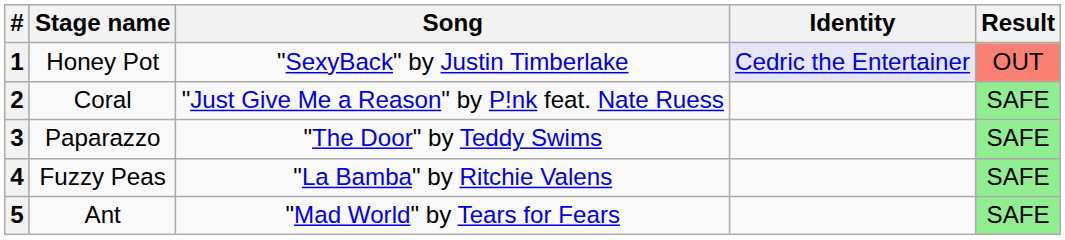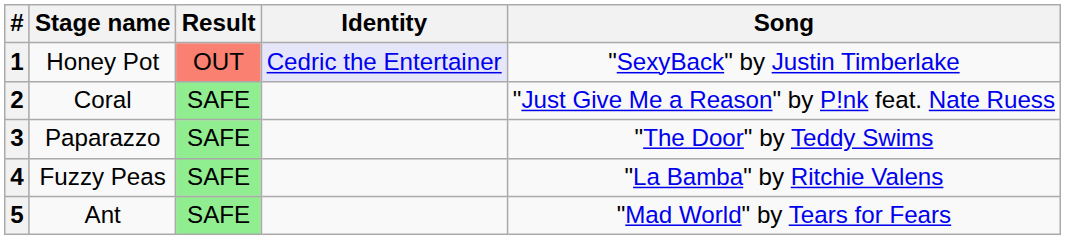columns swapped: (453, 23) <-> (1018, 23)
